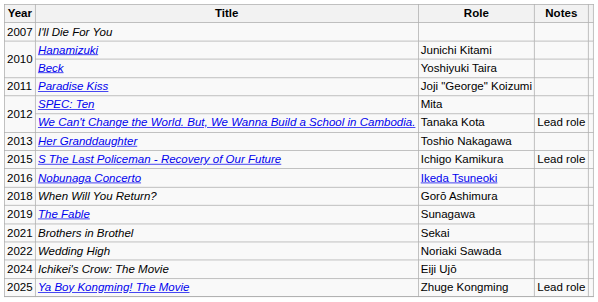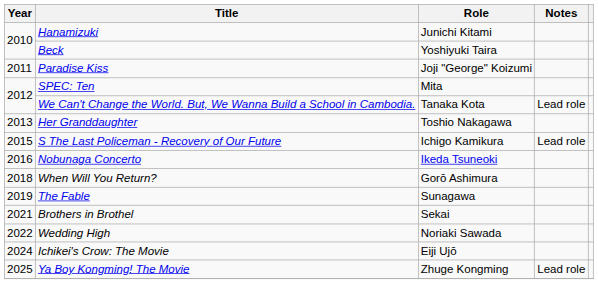- row: (75, 31)
